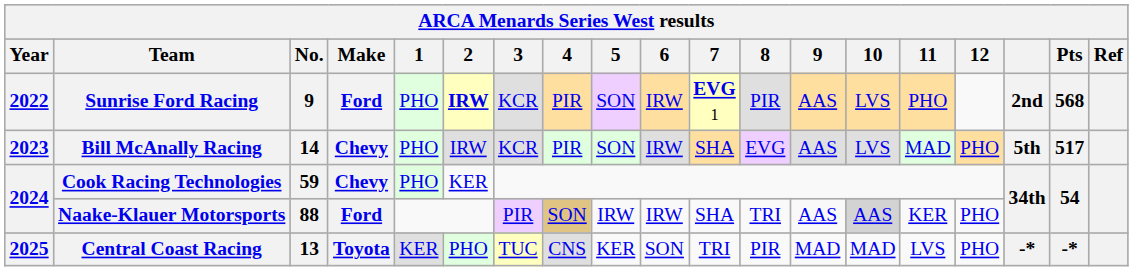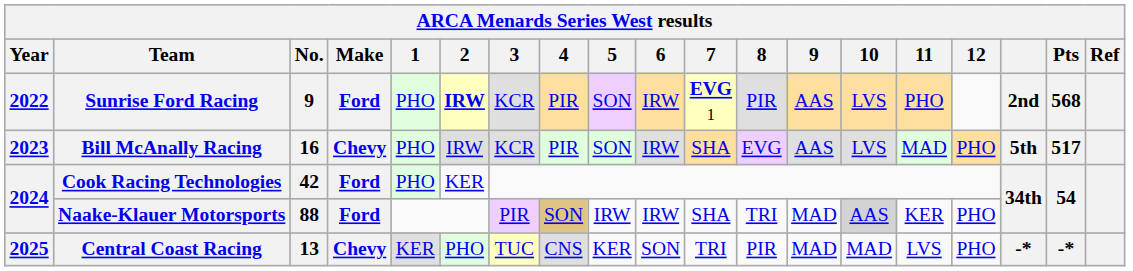(309, 147) 14 -> (309, 147) 16
(309, 181) 59 -> (309, 181) 42
(361, 181) Chevy -> (360, 181) Ford
(818, 215) AAS -> (814, 215) MAD
(361, 249) Toyota -> (360, 249) Chevy
